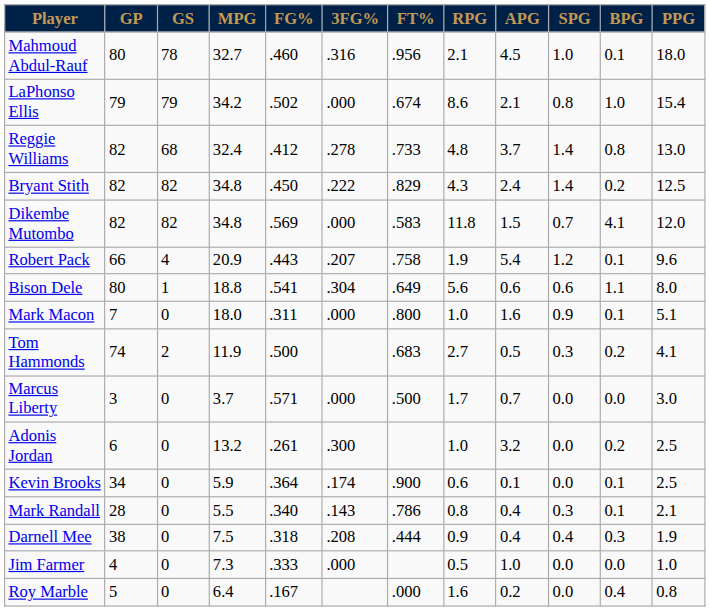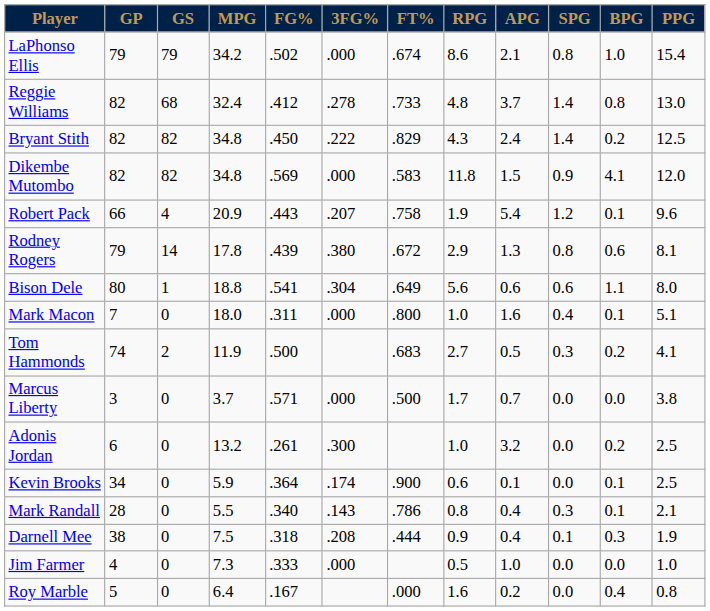- row: (48, 55)
(563, 223) 0.7 -> (563, 176) 0.9
+ row: (34, 250)
(563, 315) 0.9 -> (563, 315) 0.4
(667, 399) 3.0 -> (667, 399) 3.8
(563, 537) 0.4 -> (563, 537) 0.1
